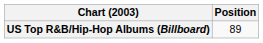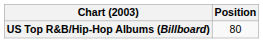(235, 29) 89 -> (235, 29) 80
